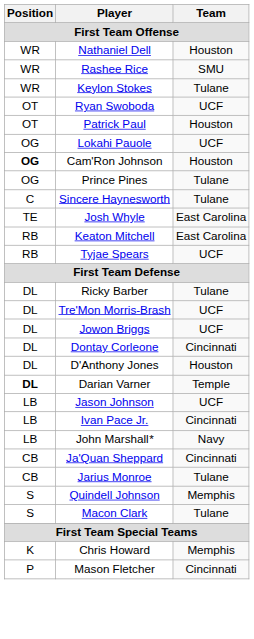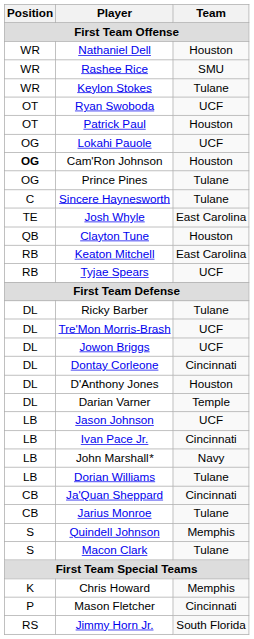+ row: (115, 236)
(30, 384) bold -> (30, 402) normal
+ row: (115, 476)
+ row: (115, 625)
